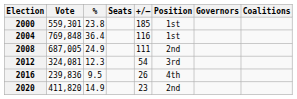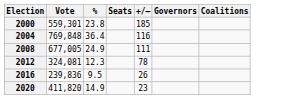- column: (173, 11)
(65, 50) 687,005 -> (65, 50) 677,005
(143, 62) 54 -> (143, 62) 78
